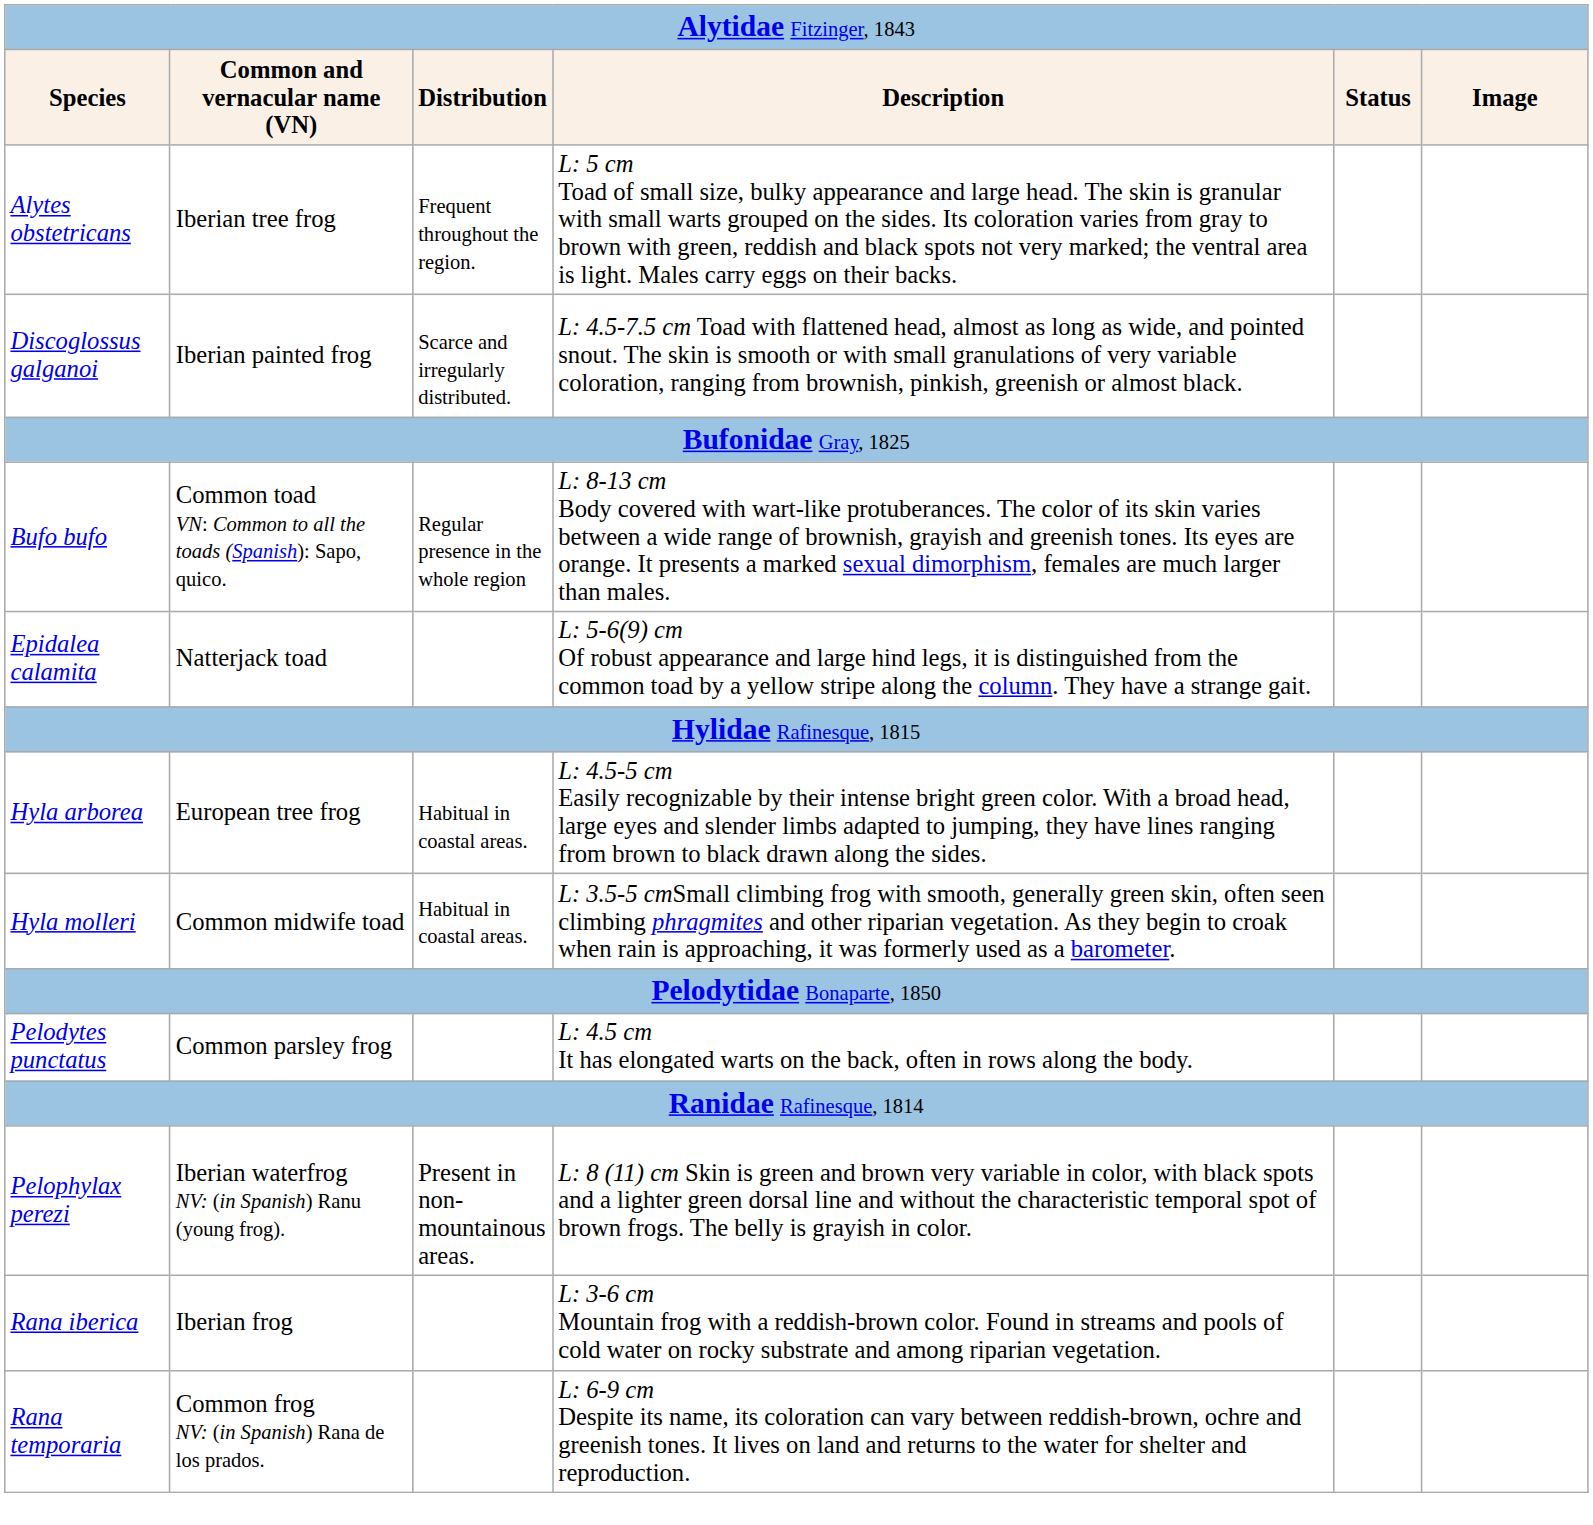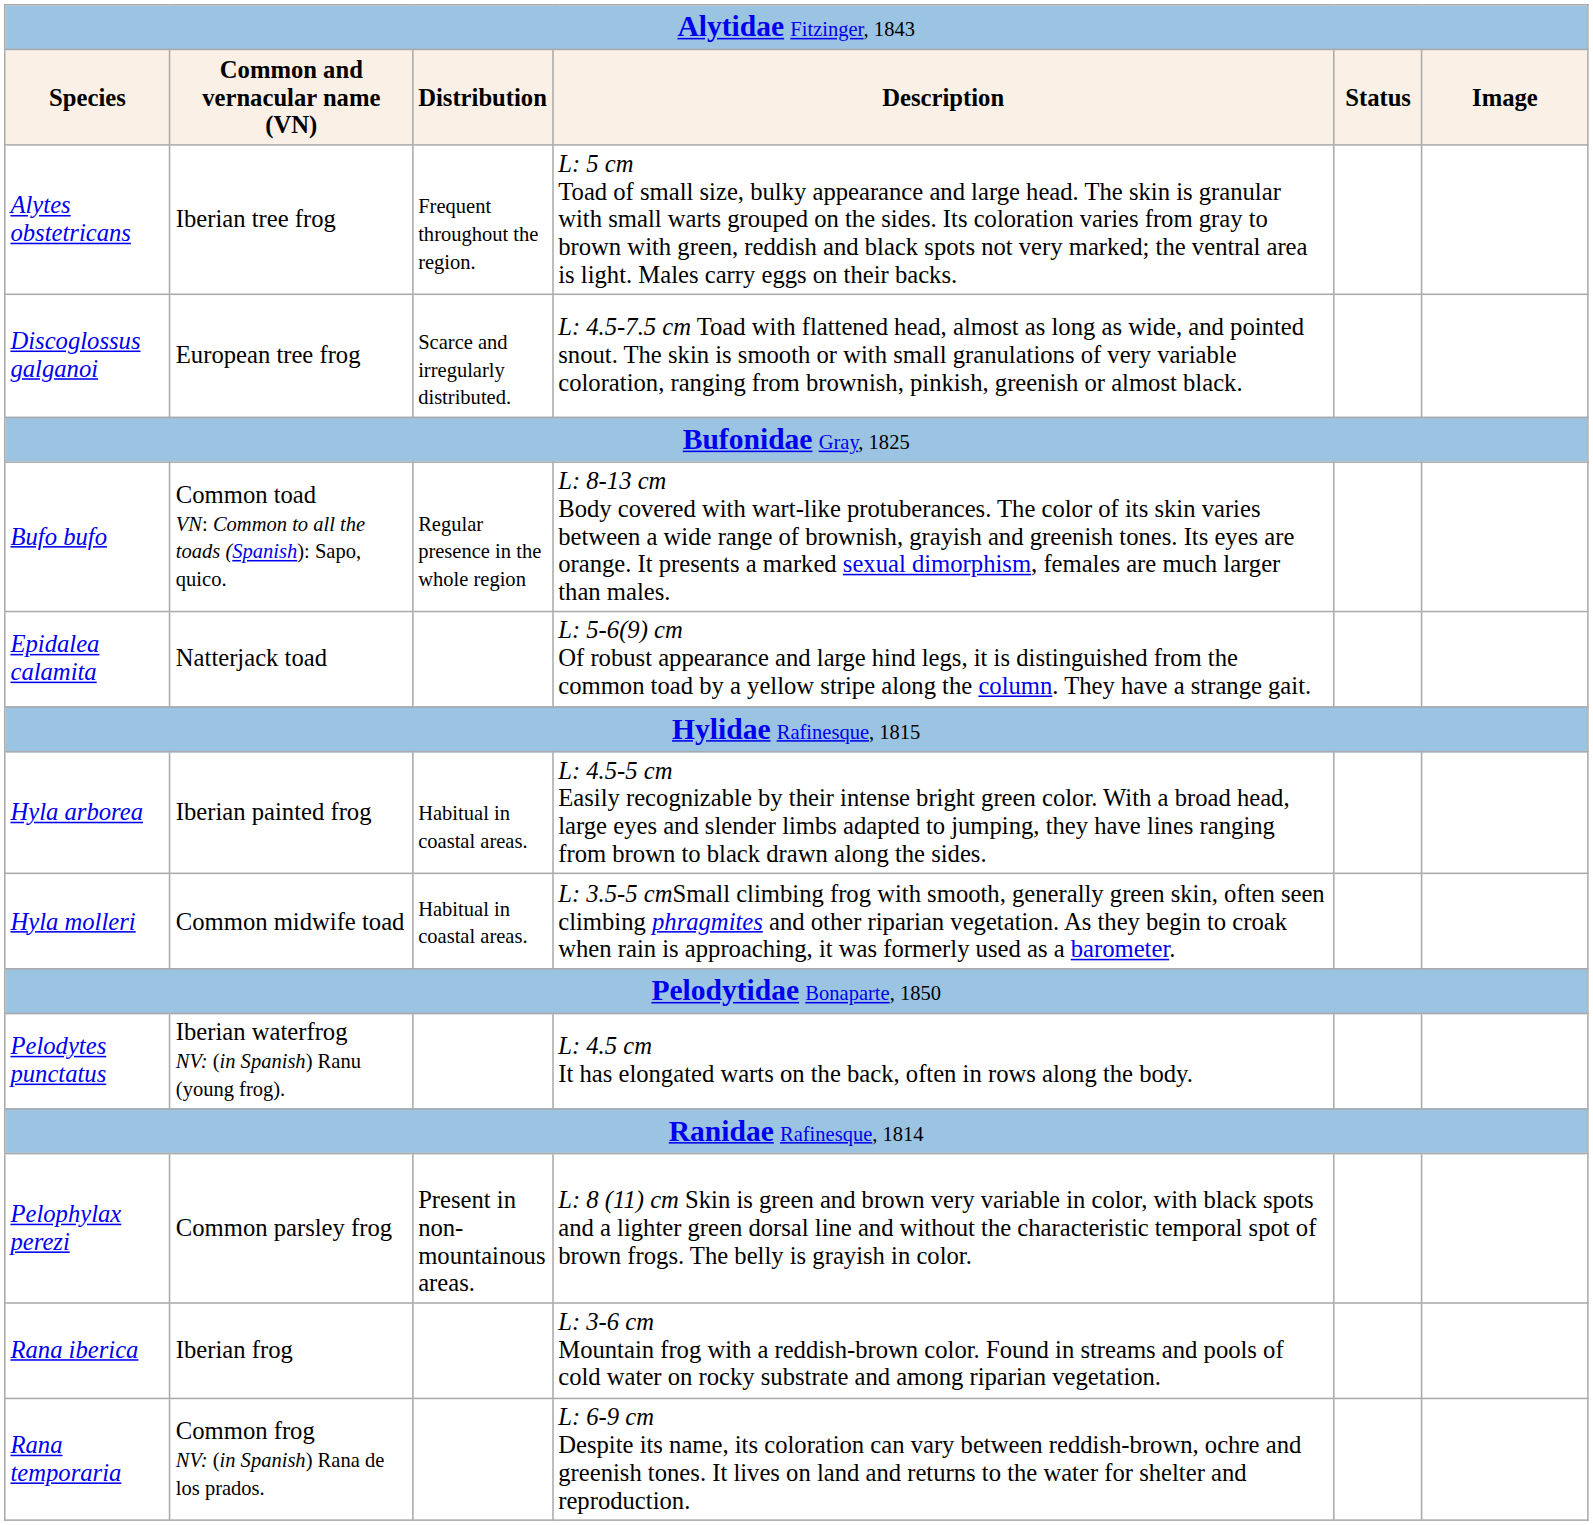(274, 355) Iberian painted frog -> (268, 355) European tree frog
(268, 812) European tree frog -> (274, 812) Iberian painted frog
(284, 1046) Common parsley frog -> (268, 1060) Iberian waterfrog NV: (in Spanish) Ranu (young frog).
(268, 1200) Iberian waterfrog NV: (in Spanish) Ranu (young frog). -> (284, 1228) Common parsley frog
